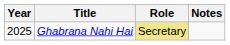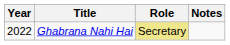(19, 31) 2025 -> (19, 31) 2022
